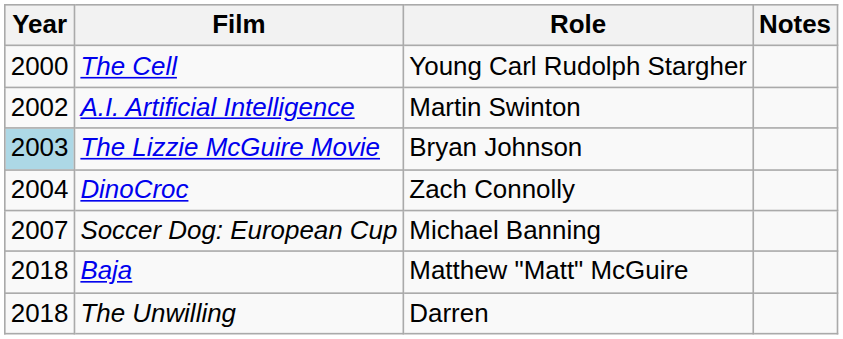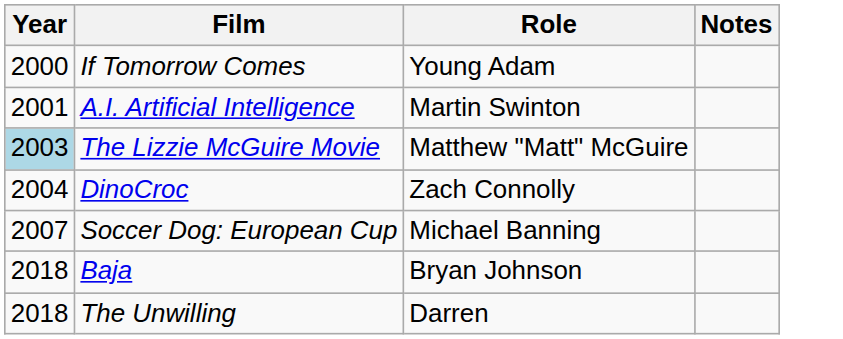+ row: (193, 66)
- row: (129, 66)
(40, 107) 2002 -> (40, 107) 2001
(496, 148) Bryan Johnson -> (549, 148) Matthew "Matt" McGuire
(549, 271) Matthew "Matt" McGuire -> (496, 271) Bryan Johnson
